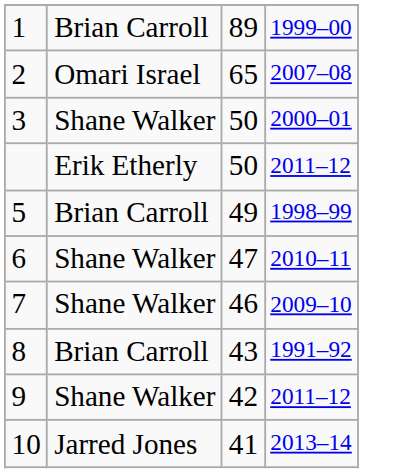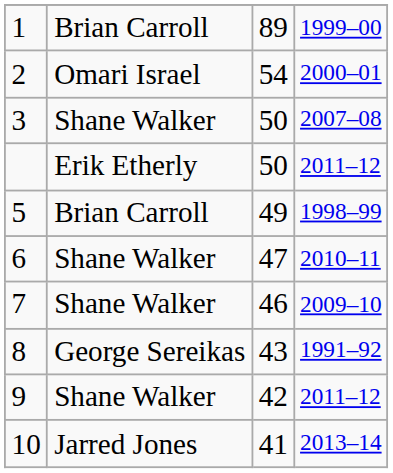(243, 73) 65 -> (273, 73) 54
(311, 73) 2007–08 -> (341, 73) 2000–01
(311, 119) 2000–01 -> (341, 119) 2007–08
(131, 350) Brian Carroll -> (150, 350) George Sereikas
